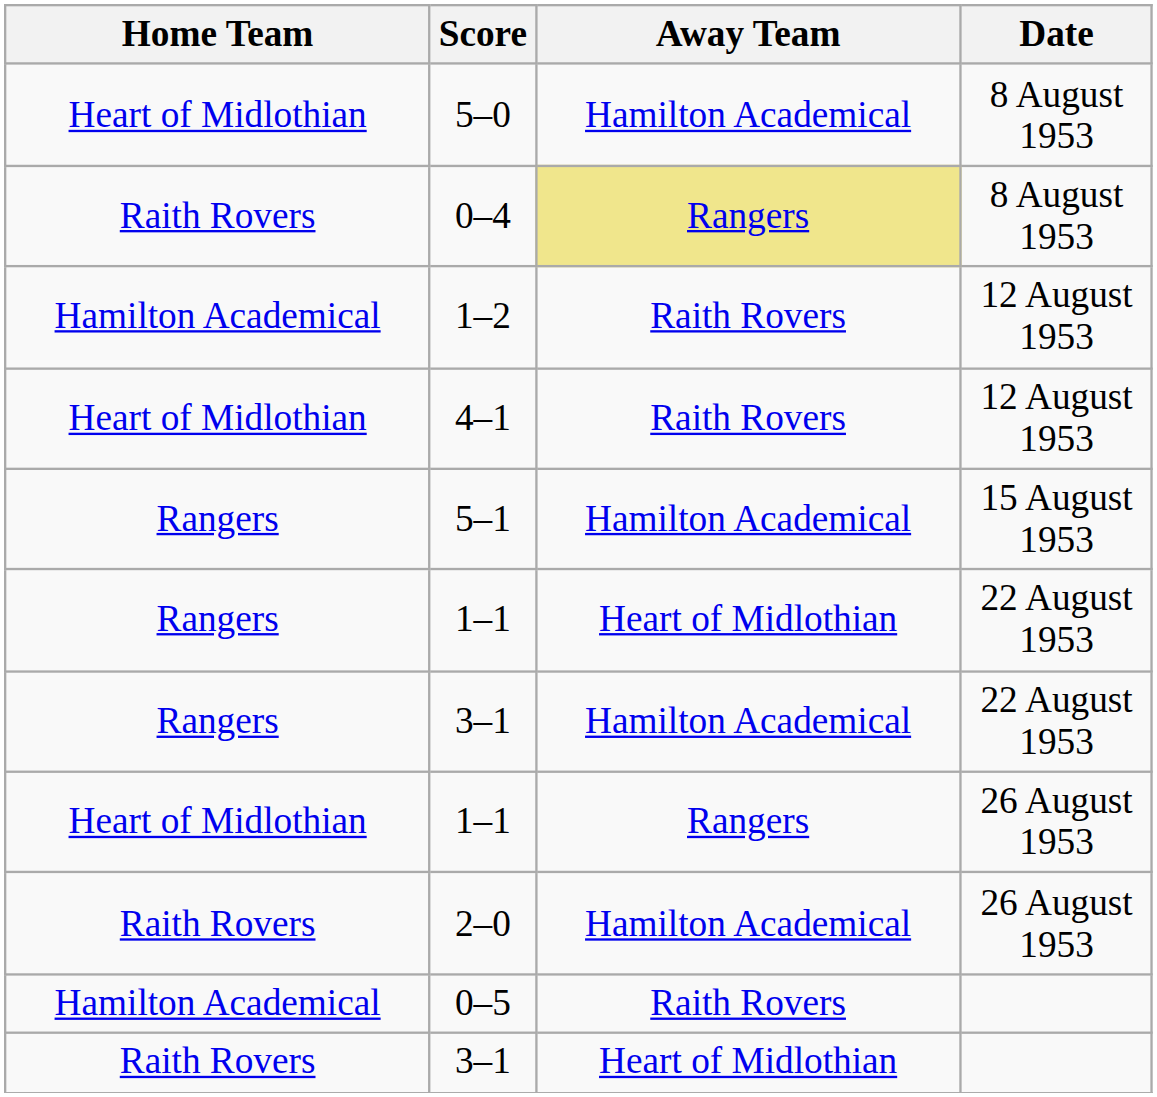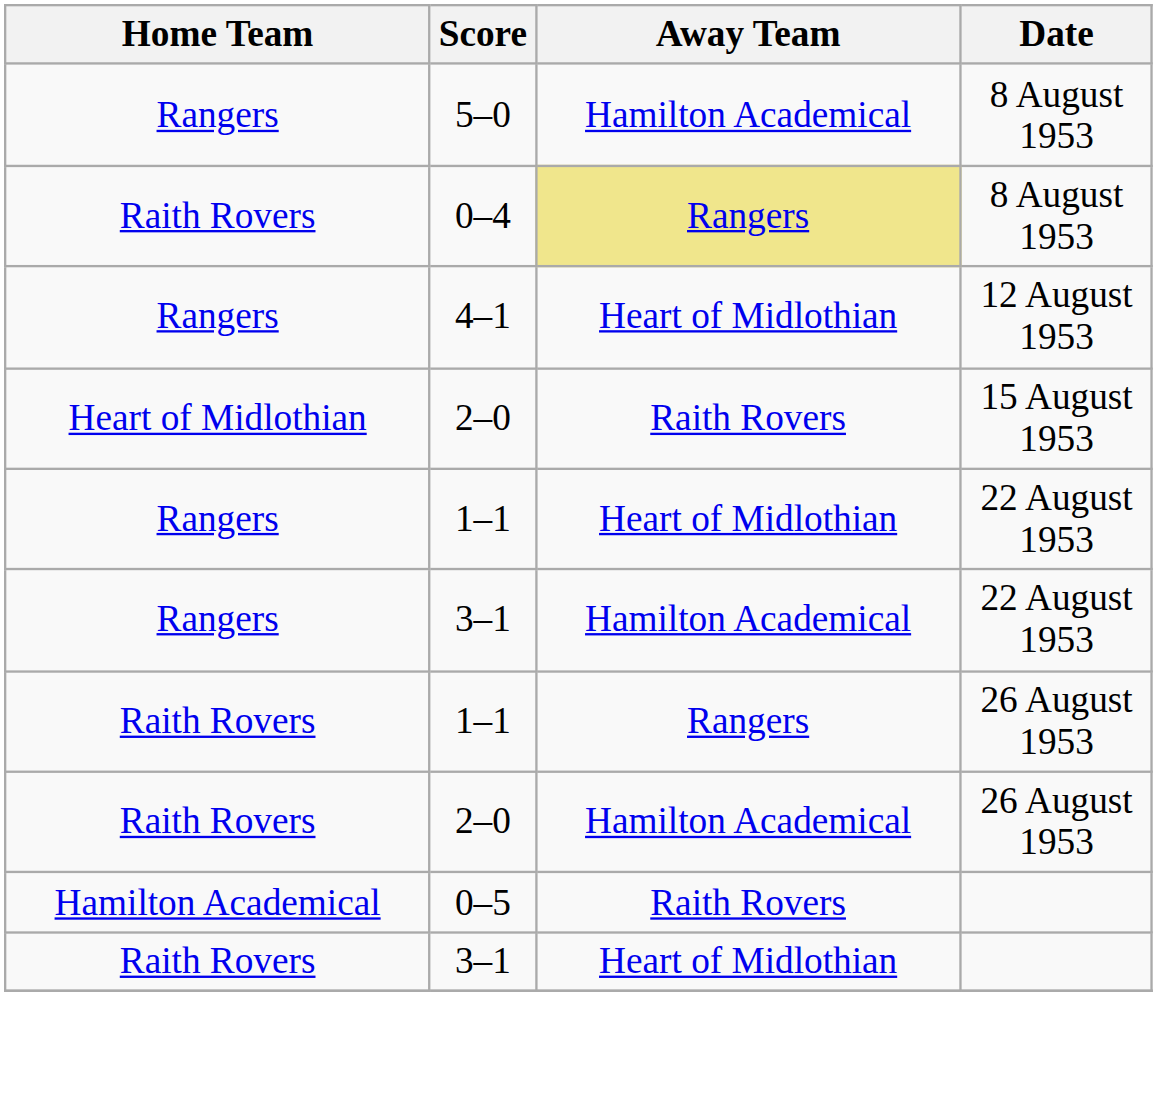(218, 114) Heart of Midlothian -> (218, 114) Rangers
- row: (483, 316)
(218, 417) Heart of Midlothian -> (218, 316) Rangers
(748, 417) Raith Rovers -> (748, 316) Heart of Midlothian
+ row: (483, 417)
- row: (483, 518)
(218, 821) Heart of Midlothian -> (218, 720) Raith Rovers
